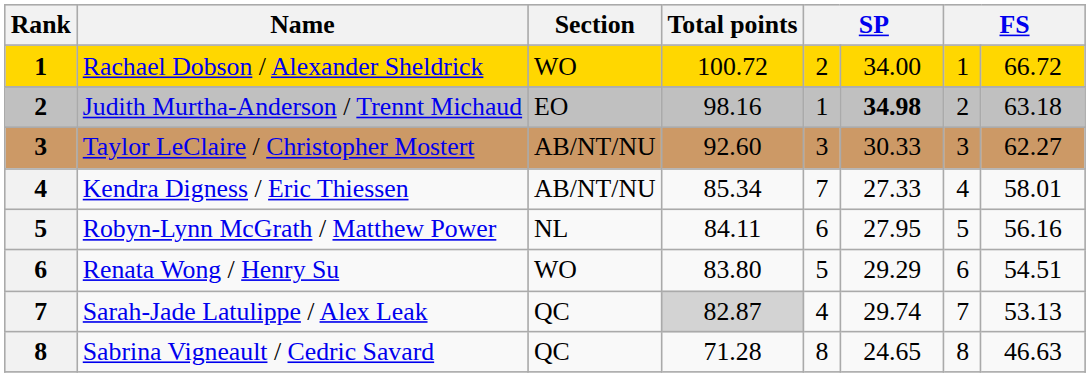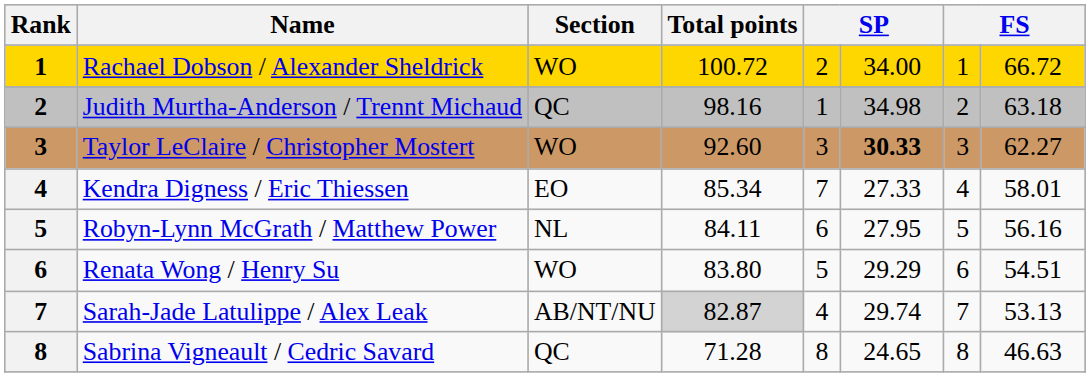(551, 106) EO -> (552, 106) QC
(892, 106) bold -> (892, 106) normal
(595, 147) AB/NT/NU -> (555, 147) WO
(892, 147) normal -> (892, 147) bold
(595, 188) AB/NT/NU -> (551, 188) EO
(552, 310) QC -> (595, 310) AB/NT/NU
